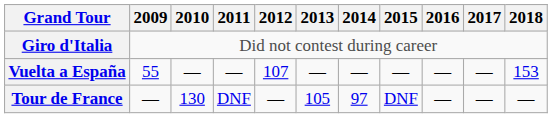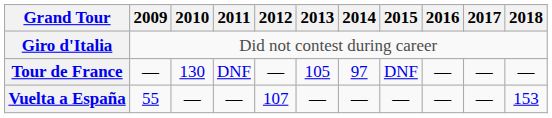rows swapped: (67, 98) <-> (67, 71)
